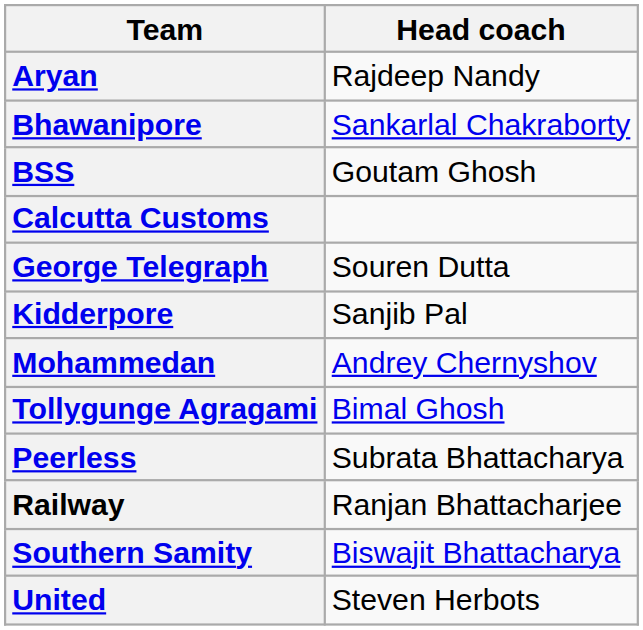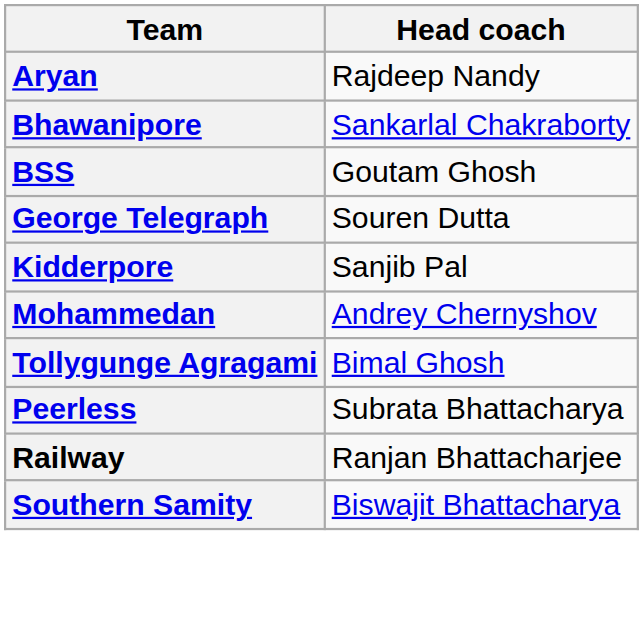- row: (141, 219)
- row: (59, 600)
